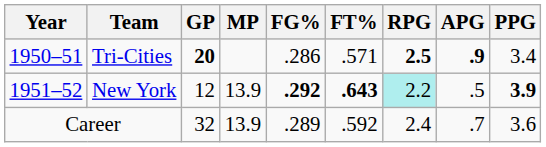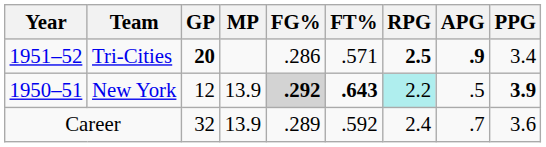(46, 56) 1950–51 -> (46, 56) 1951–52
(46, 90) 1951–52 -> (46, 90) 1950–51
(302, 90) no background -> (302, 90) lightgrey background
